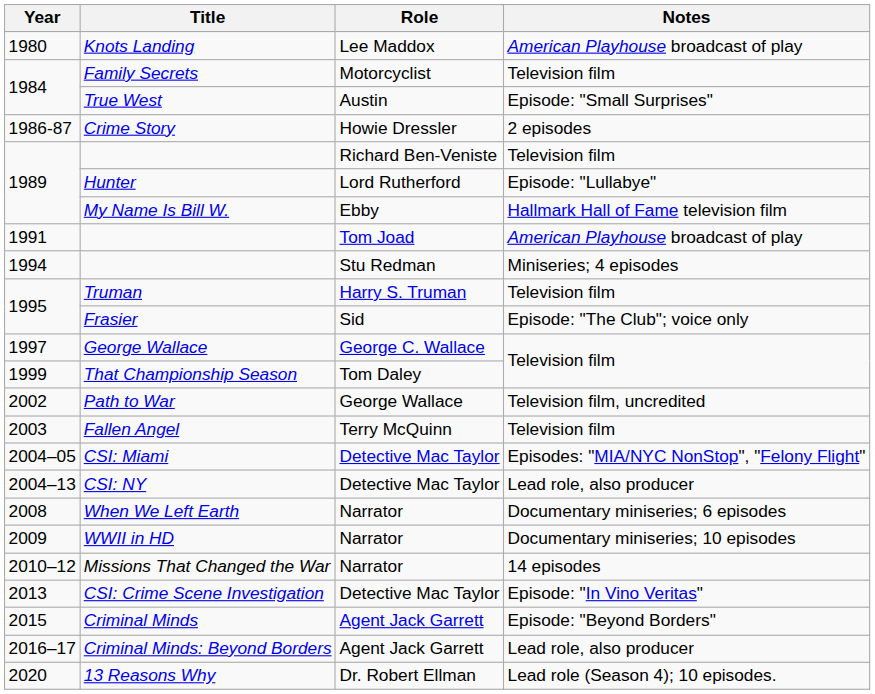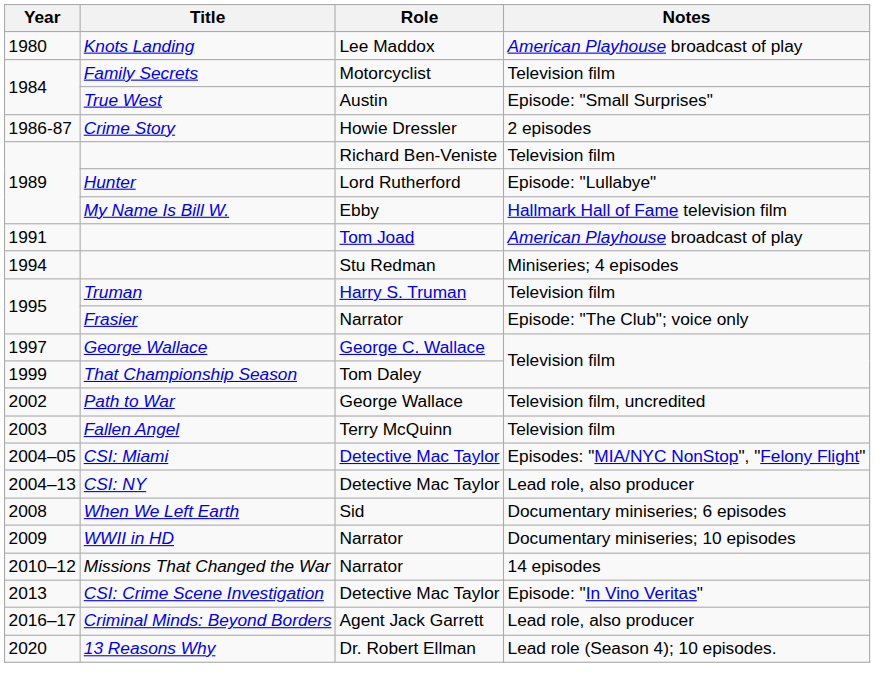(352, 319) Sid -> (371, 319) Narrator
(371, 511) Narrator -> (352, 511) Sid
- row: (28, 621)
